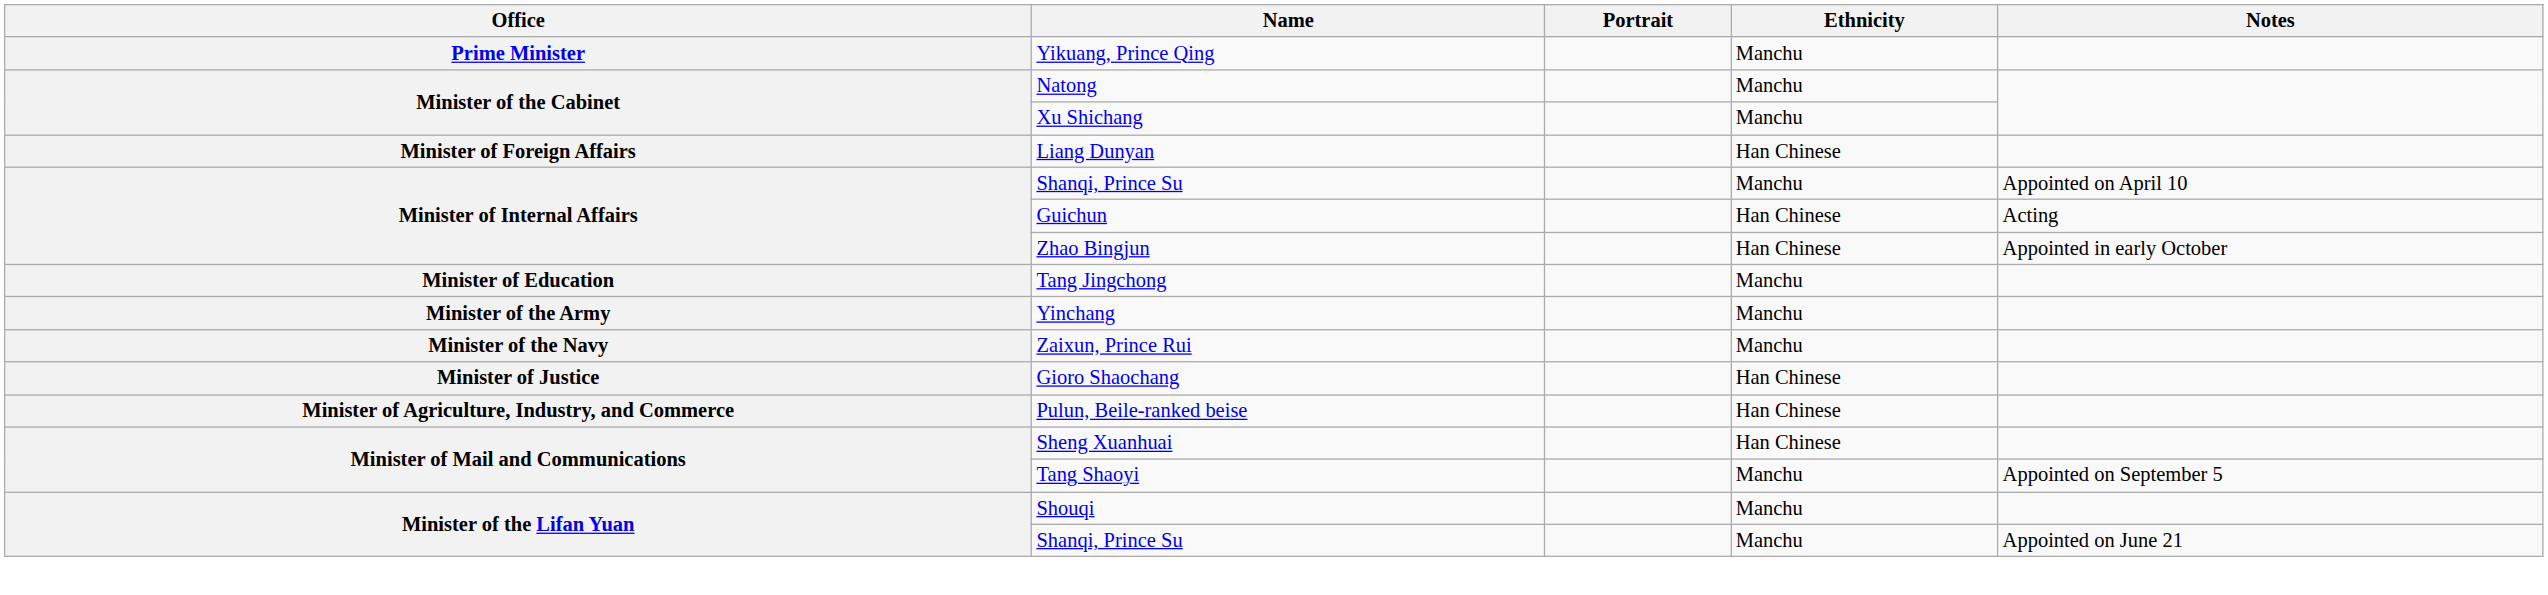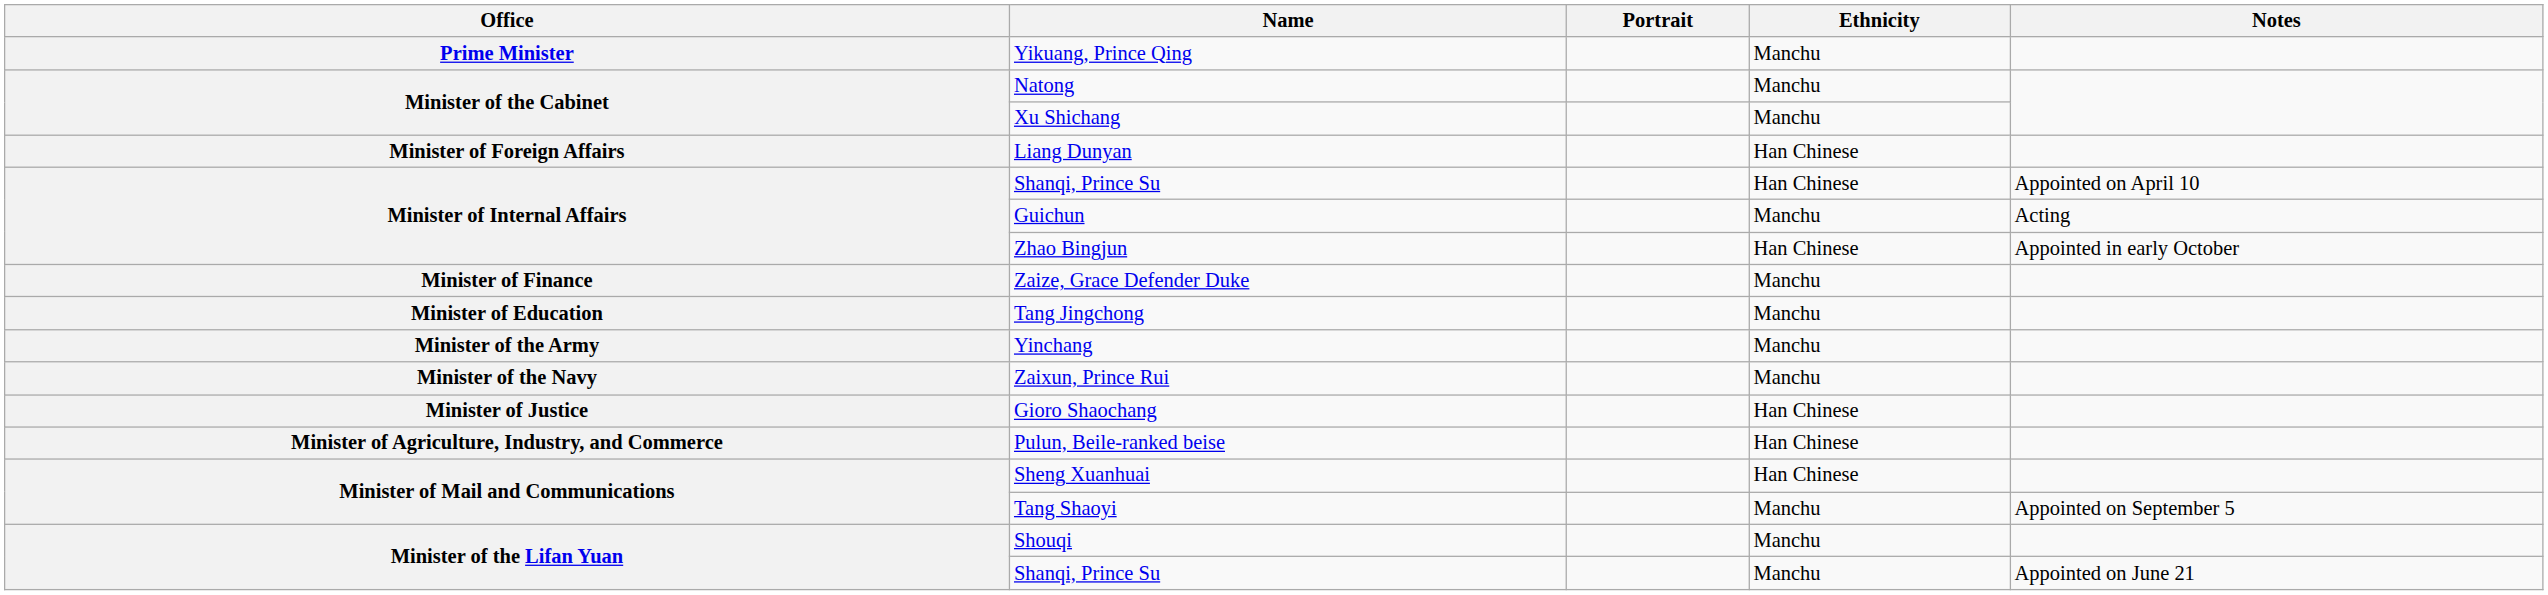(1769, 183) Manchu -> (1806, 183) Han Chinese
(1788, 215) Han Chinese -> (1787, 215) Manchu
+ row: (507, 280)
